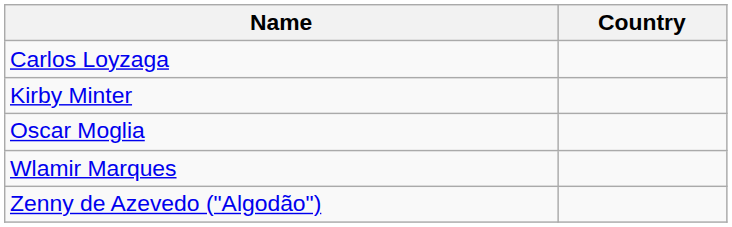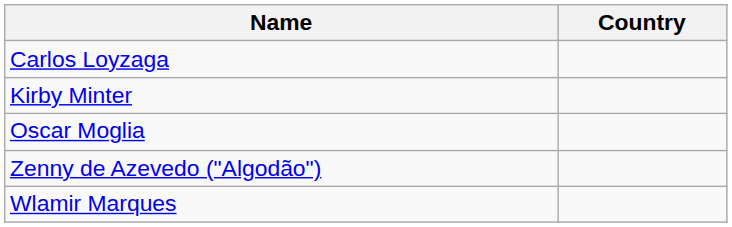rows swapped: (166, 204) <-> (93, 167)
